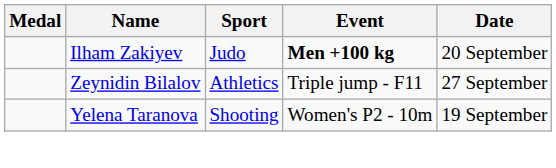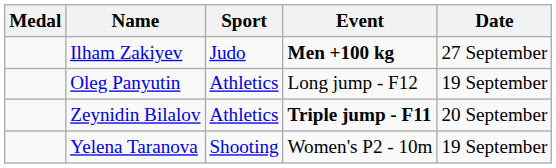(494, 52) 20 September -> (494, 52) 27 September
+ row: (125, 83)
(355, 83) normal -> (359, 115) bold
(494, 83) 27 September -> (494, 115) 20 September
